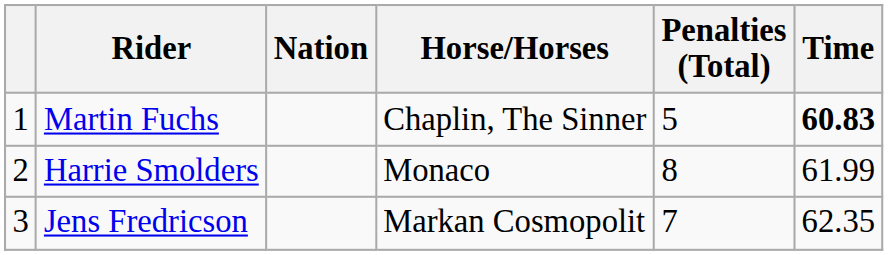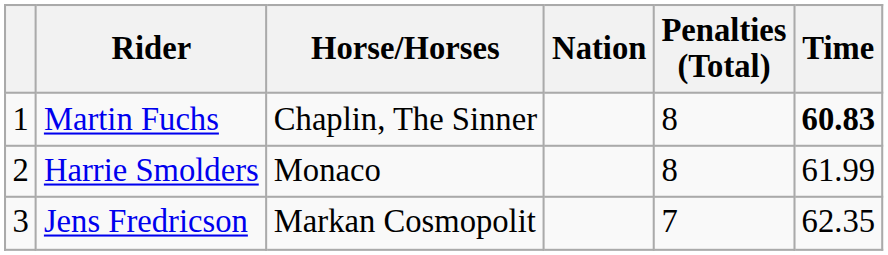columns swapped: (321, 48) <-> (515, 48)
(670, 118) 5 -> (670, 118) 8
